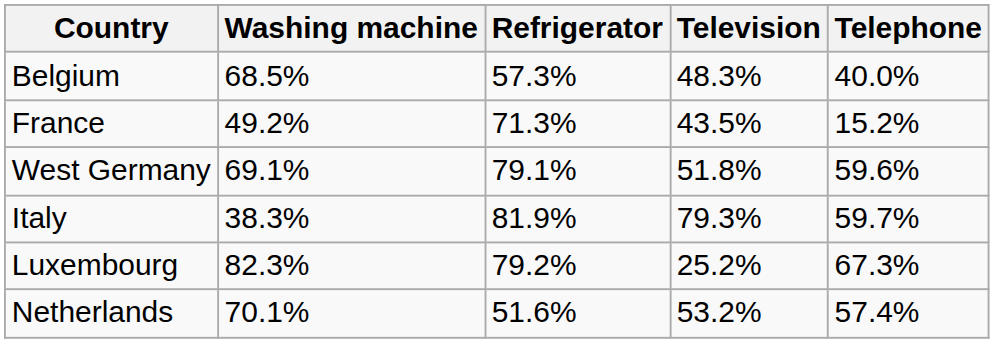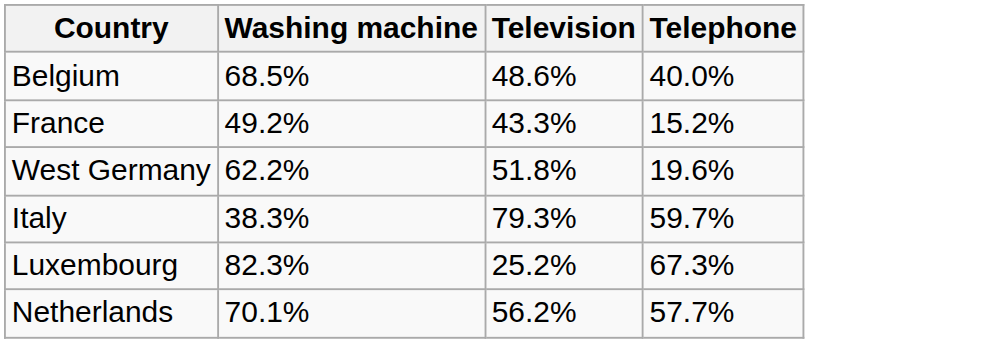- column: (577, 28)
(719, 75) 48.3% -> (534, 75) 48.6%
(719, 123) 43.5% -> (534, 123) 43.3%
(267, 170) 69.1% -> (267, 170) 62.2%
(877, 170) 59.6% -> (692, 170) 19.6%
(719, 312) 53.2% -> (534, 312) 56.2%
(877, 312) 57.4% -> (692, 312) 57.7%
